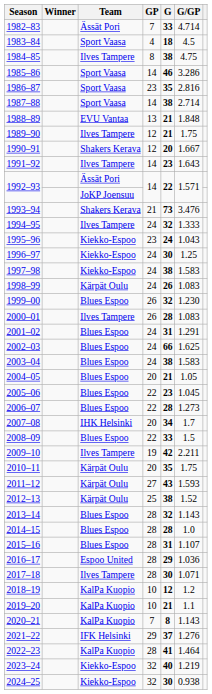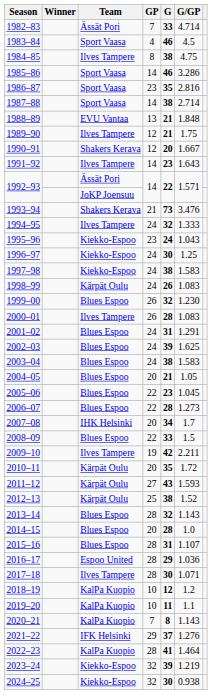(168, 42) 18 -> (168, 42) 46
(168, 347) 66 -> (168, 347) 39
(189, 468) 1.75 -> (189, 468) 1.72
(152, 529) 28 -> (152, 529) 20
(168, 605) 21 -> (168, 605) 11
(168, 666) 40 -> (168, 666) 39
